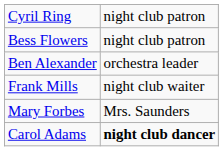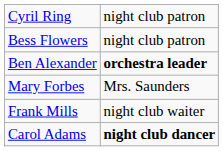(151, 63) normal -> (155, 63) bold
rows swapped: (43, 87) <-> (46, 110)
